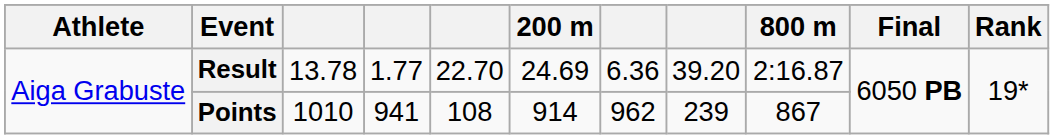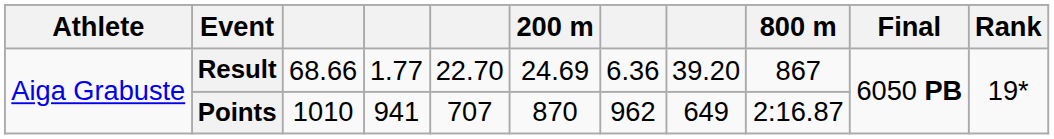(323, 70) 13.78 -> (323, 70) 68.66
(798, 70) 2:16.87 -> (798, 70) 867
(470, 113) 108 -> (470, 113) 707
(555, 113) 914 -> (555, 113) 870
(706, 113) 239 -> (706, 113) 649
(798, 113) 867 -> (798, 113) 2:16.87
